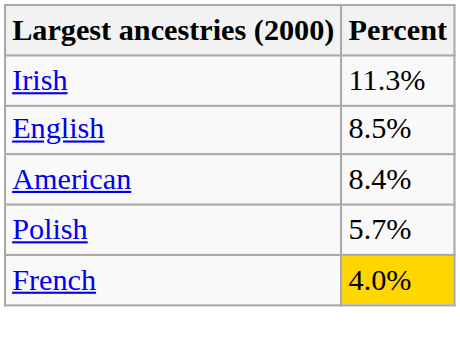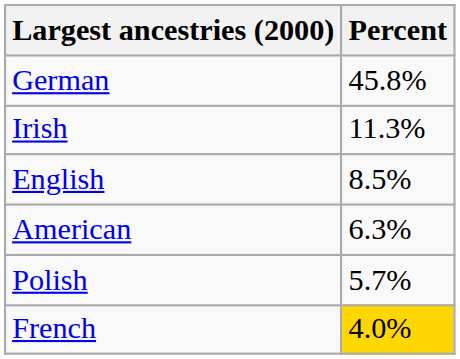+ row: (61, 79)
(380, 179) 8.4% -> (380, 229) 6.3%
